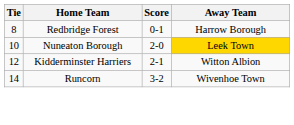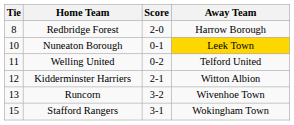(157, 29) 0-1 -> (157, 29) 2-0
(157, 45) 2-0 -> (157, 45) 0-1
+ row: (83, 62)
(14, 78) 14 -> (14, 95) 13
+ row: (83, 111)
